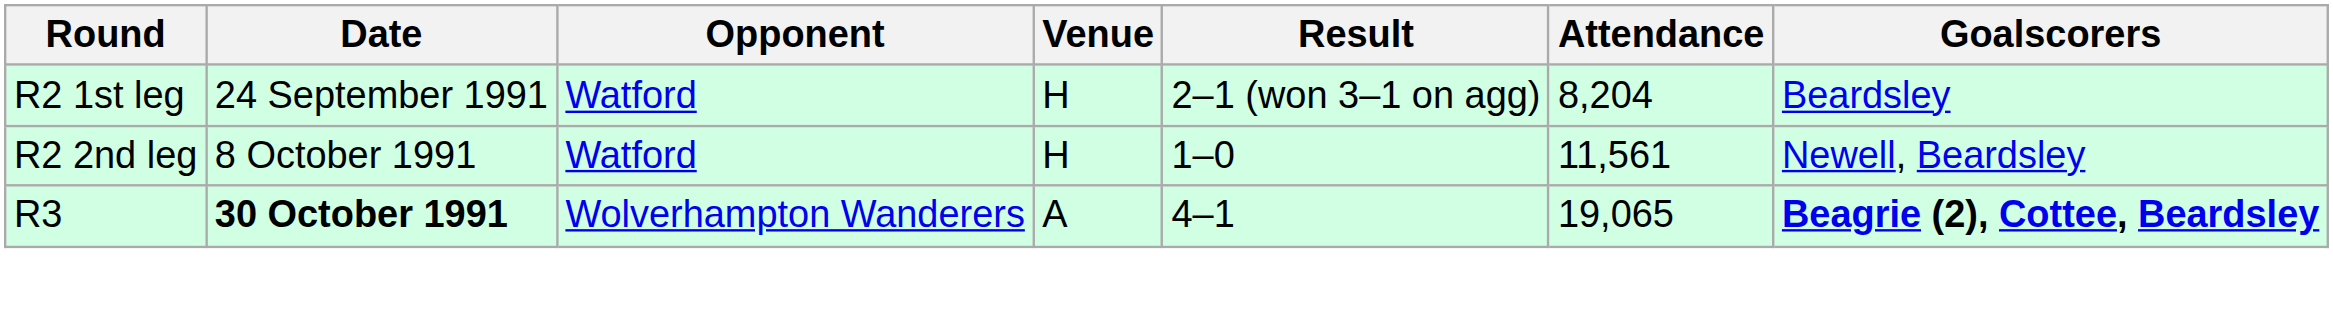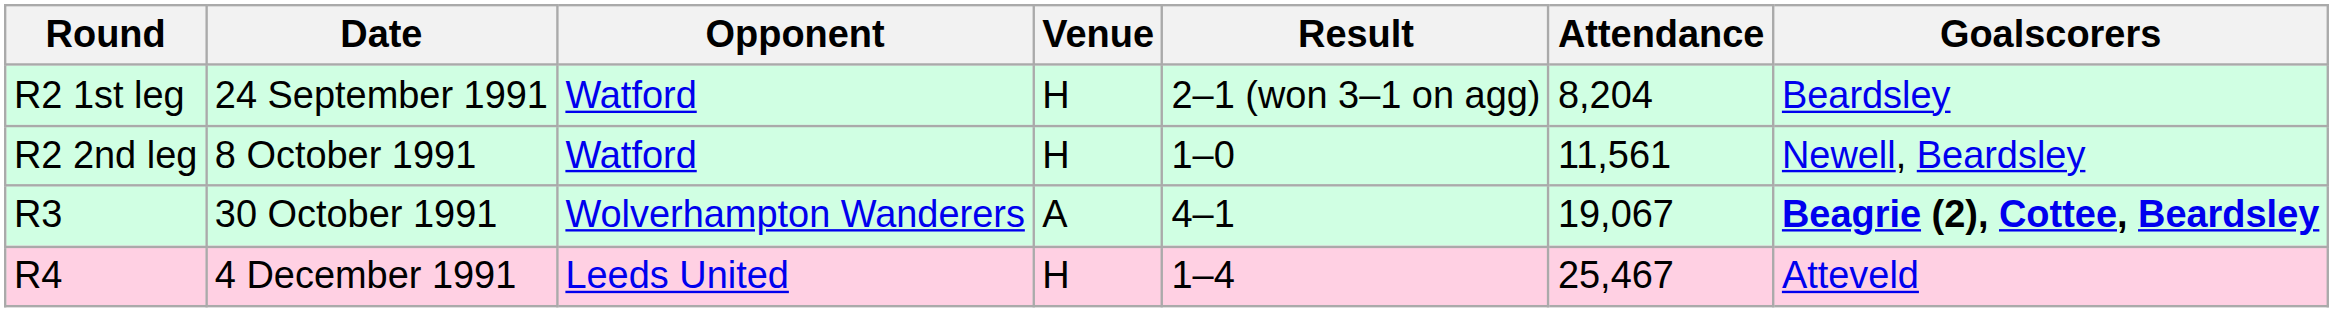(361, 214) bold -> (356, 214) normal
(1616, 214) 19,065 -> (1616, 214) 19,067
+ row: (38, 275)
